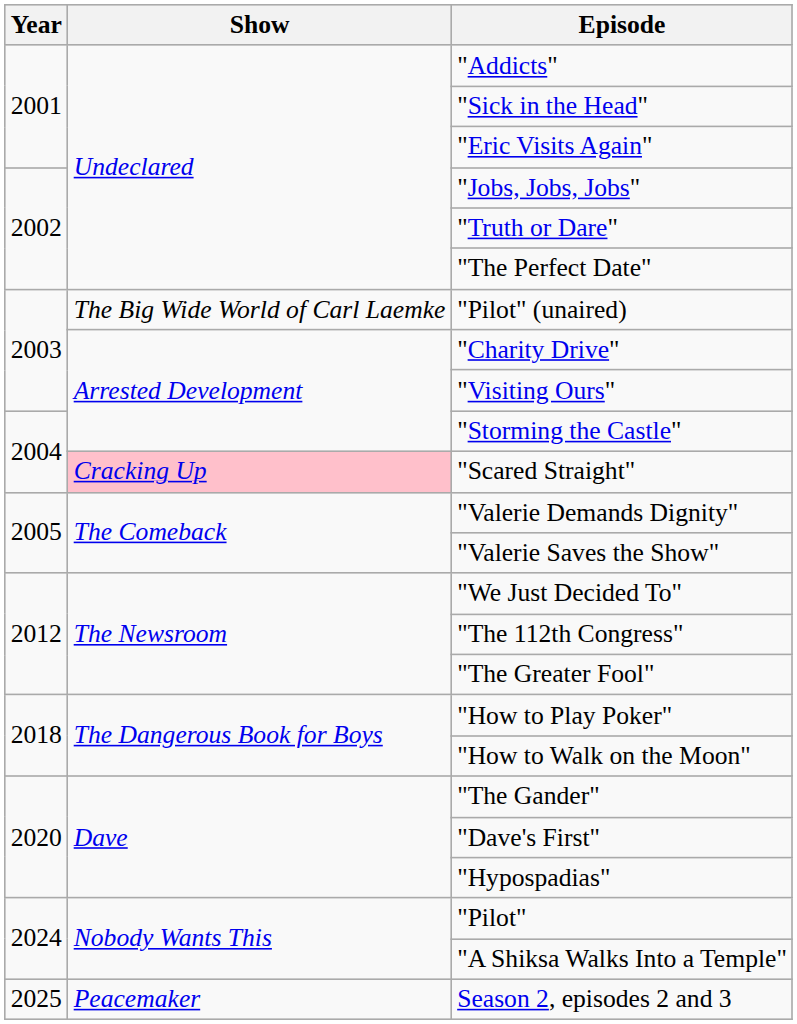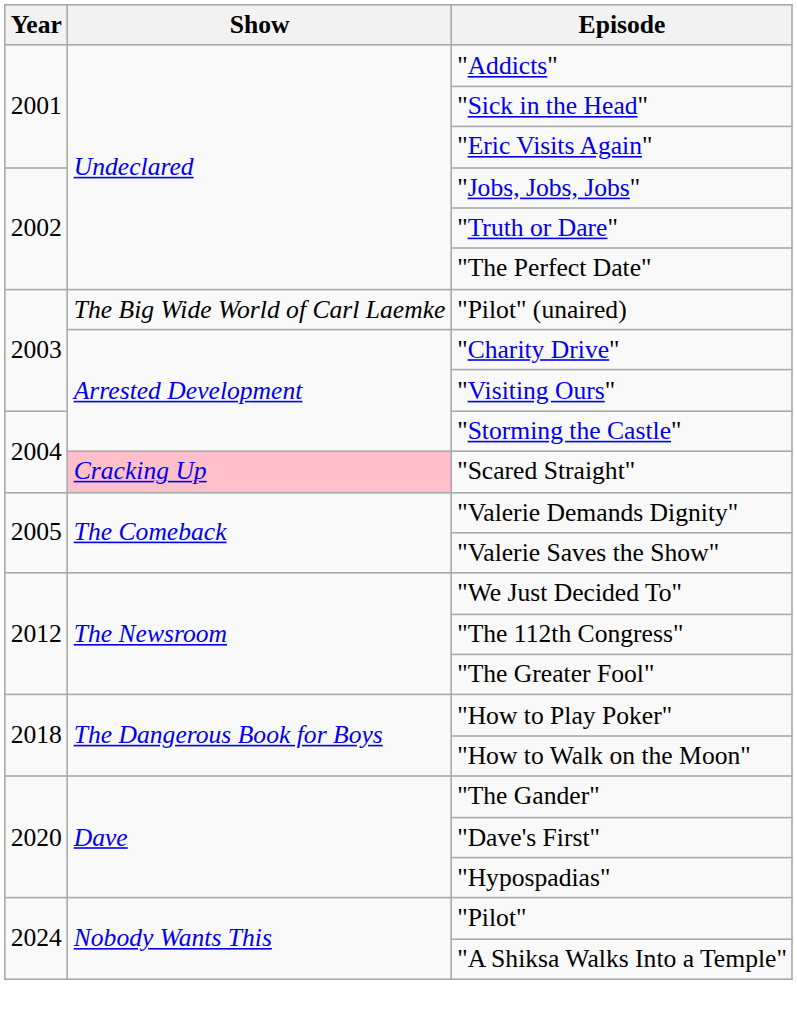- row: (594, 999)
